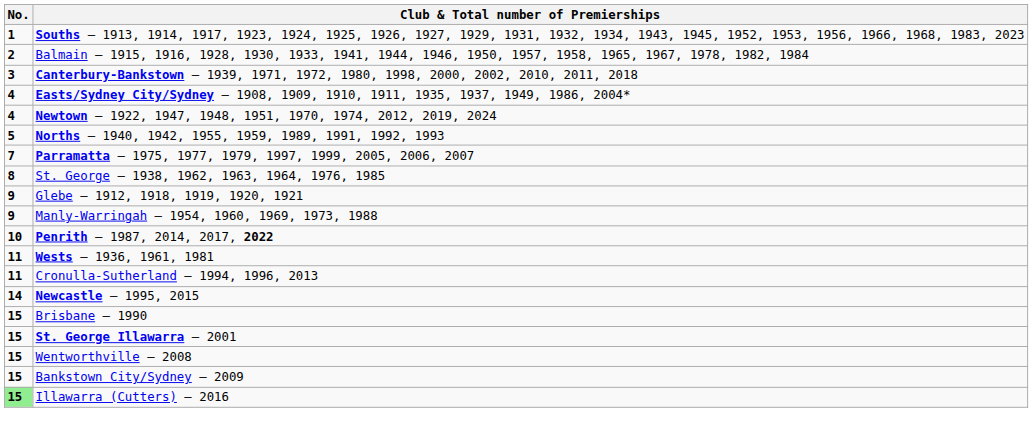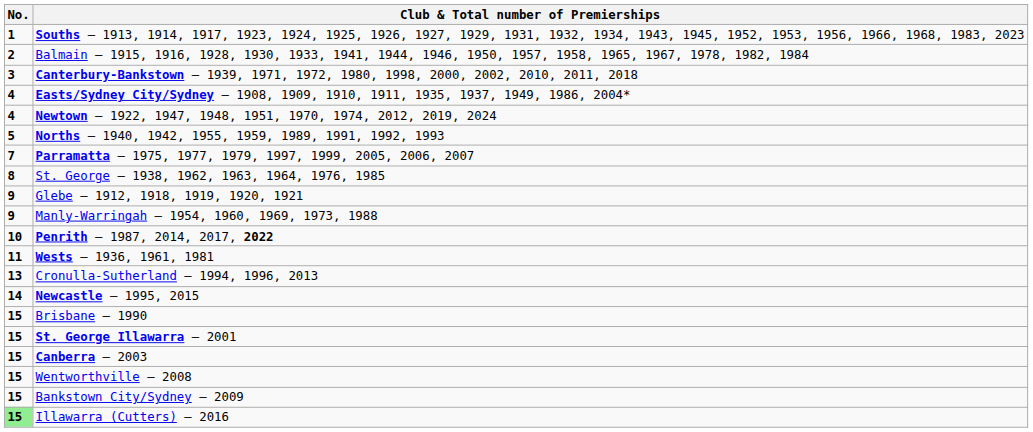(15, 276) 11 -> (15, 276) 13
+ row: (91, 357)
